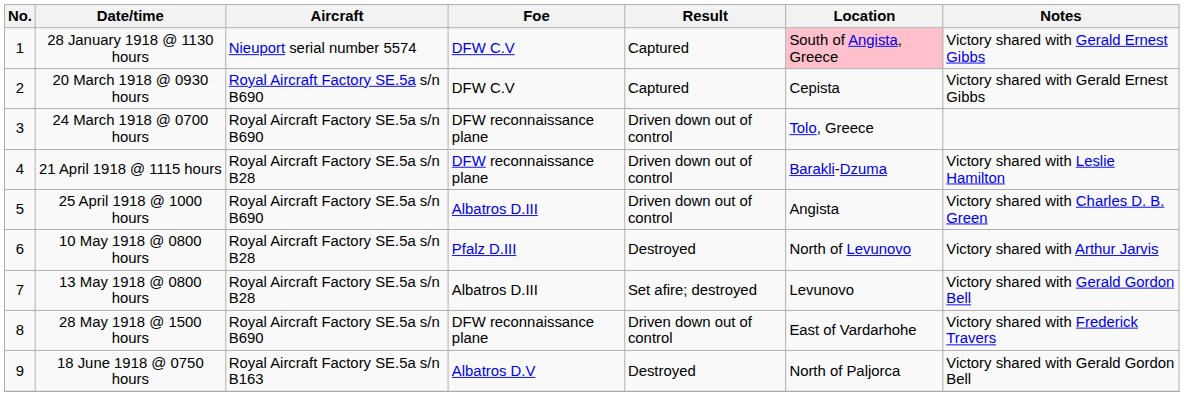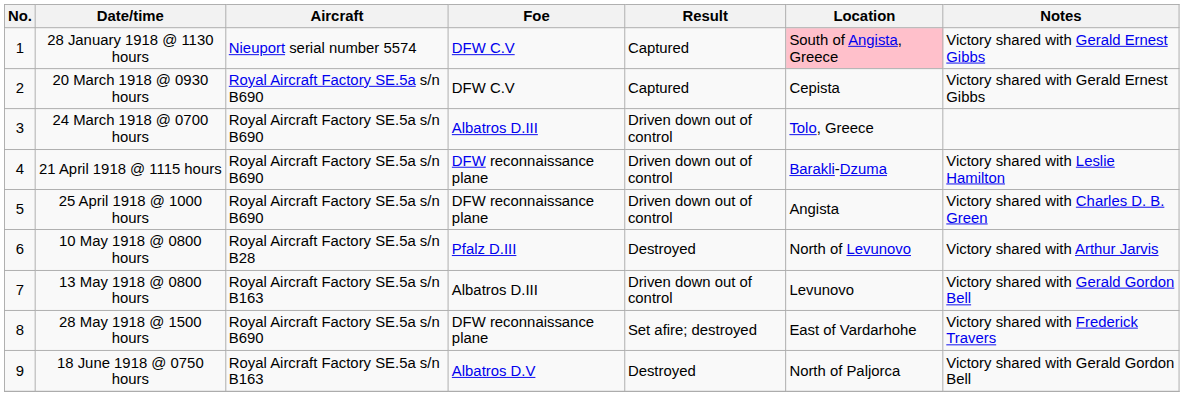(523, 128) DFW reconnaissance plane -> (495, 128) Albatros D.III
(334, 169) Royal Aircraft Factory SE.5a s/n B28 -> (334, 169) Royal Aircraft Factory SE.5a s/n B690
(495, 209) Albatros D.III -> (523, 209) DFW reconnaissance plane
(334, 290) Royal Aircraft Factory SE.5a s/n B28 -> (334, 290) Royal Aircraft Factory SE.5a s/n B163
(692, 290) Set afire; destroyed -> (690, 290) Driven down out of control
(690, 330) Driven down out of control -> (692, 330) Set afire; destroyed
